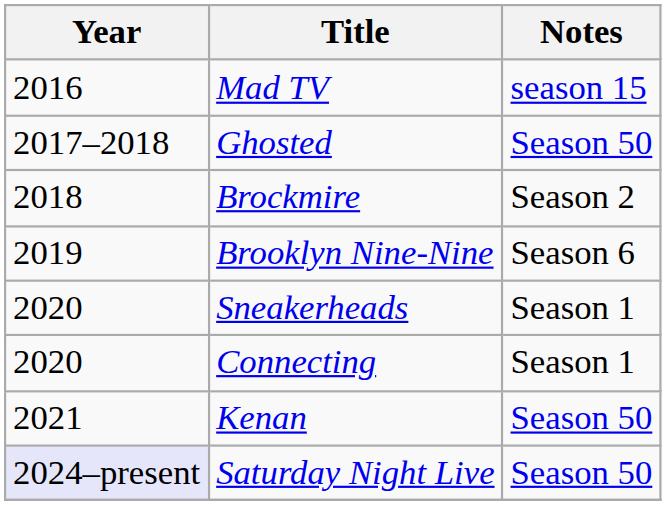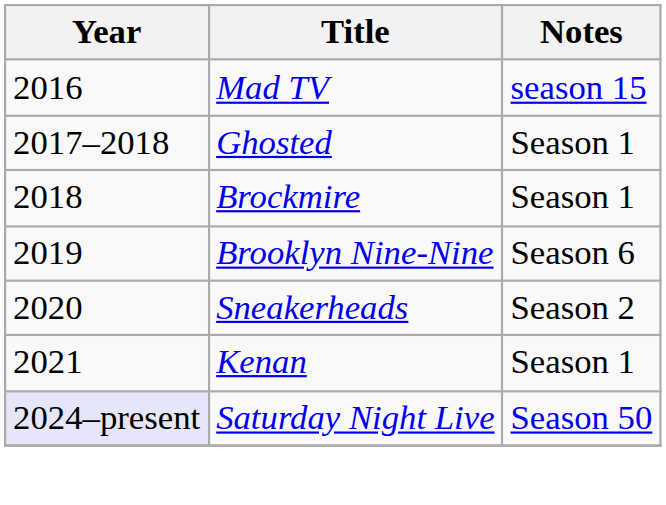(581, 142) Season 50 -> (573, 142) Season 1
(573, 197) Season 2 -> (573, 197) Season 1
(573, 307) Season 1 -> (573, 307) Season 2
- row: (296, 362)
(581, 417) Season 50 -> (573, 362) Season 1
